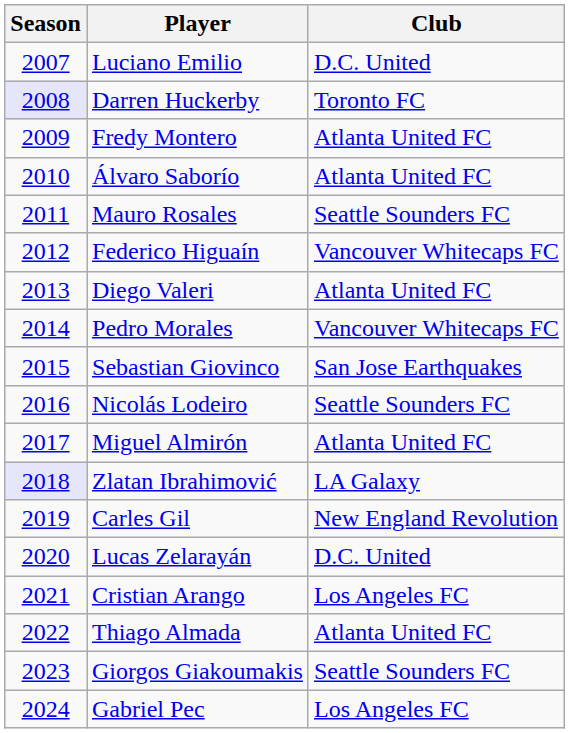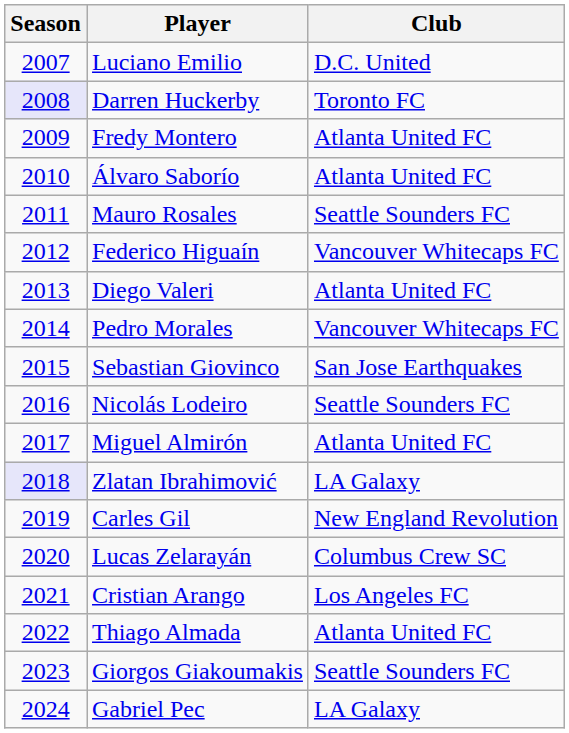(372, 556) D.C. United -> (410, 556) Columbus Crew SC
(391, 708) Los Angeles FC -> (367, 708) LA Galaxy
